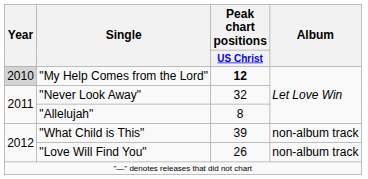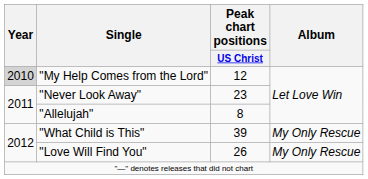(240, 76) bold -> (240, 76) normal
(240, 95) 32 -> (240, 95) 23
(315, 133) non-album track -> (316, 133) My Only Rescue
(315, 152) non-album track -> (316, 152) My Only Rescue
